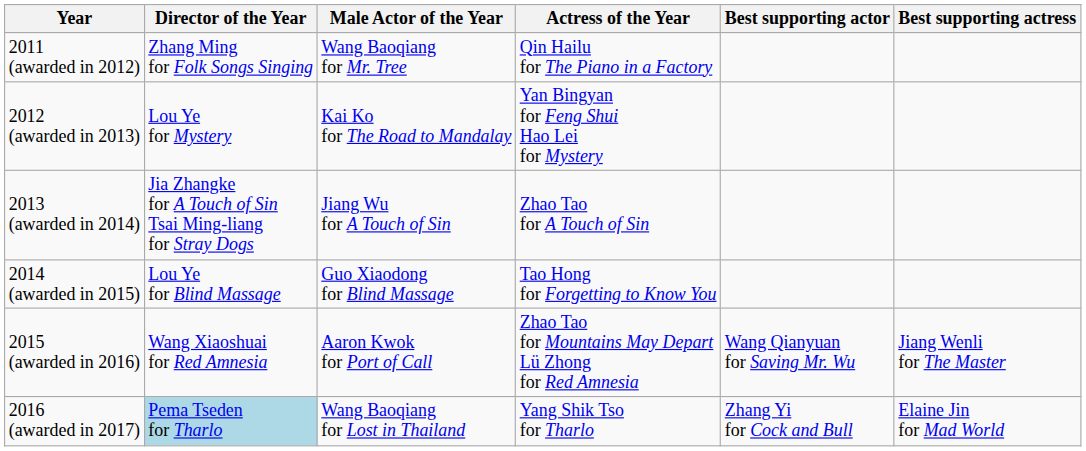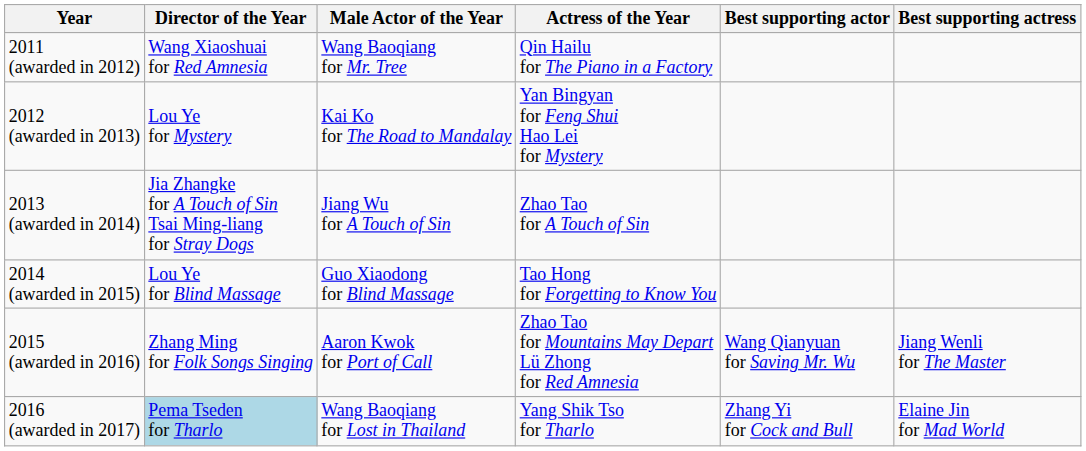(231, 57) Zhang Ming for Folk Songs Singing -> (208, 57) Wang Xiaoshuai for Red Amnesia
(208, 352) Wang Xiaoshuai for Red Amnesia -> (231, 352) Zhang Ming for Folk Songs Singing
